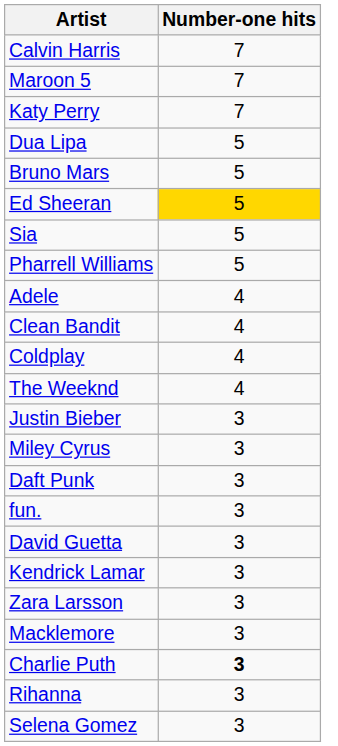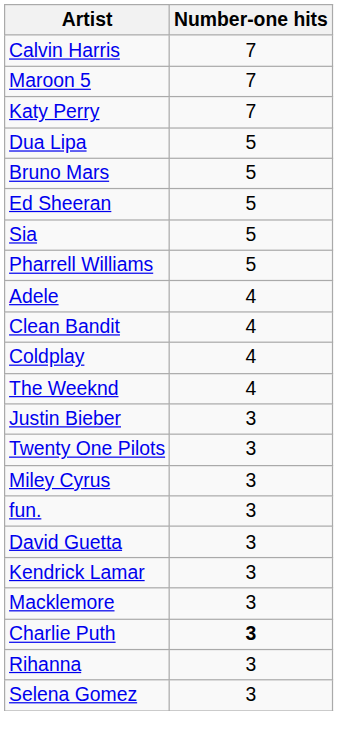(239, 204) gold background -> (251, 204) no background
+ row: (87, 449)
- row: (52, 480)
- row: (66, 603)
